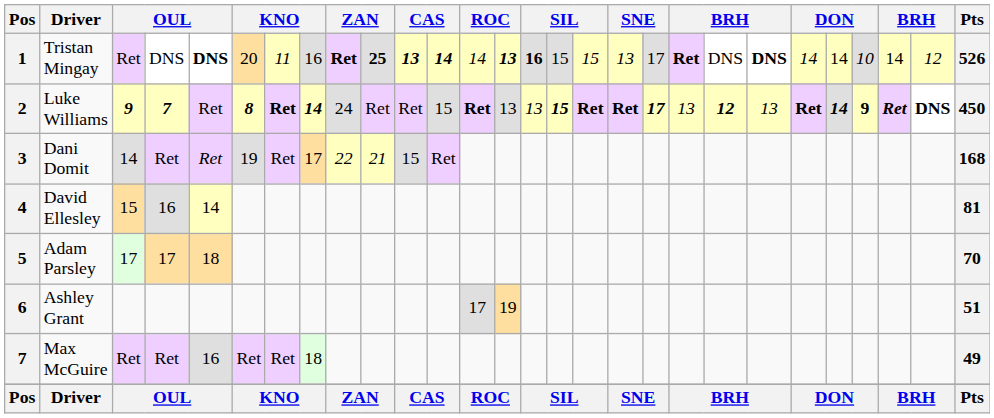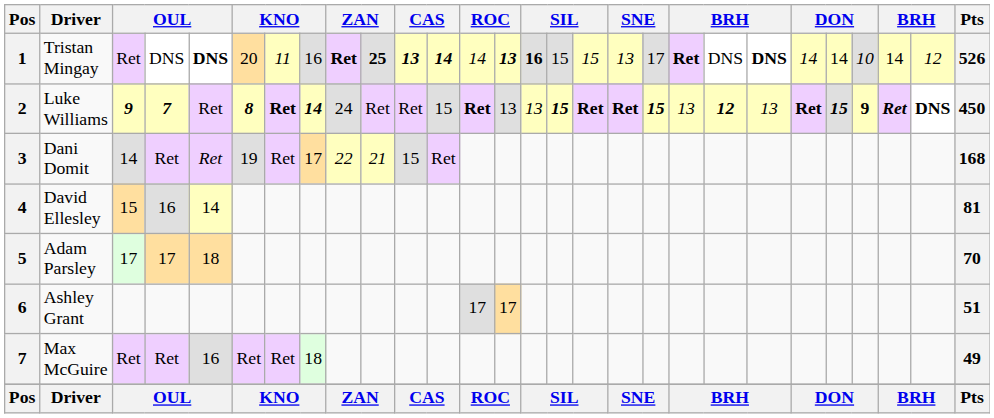(656, 108) 17 -> (656, 108) 15
(839, 108) 14 -> (839, 108) 15
(508, 308) 19 -> (508, 308) 17
